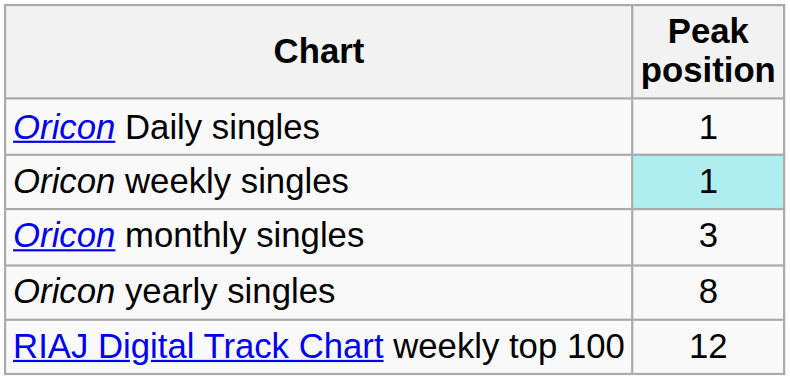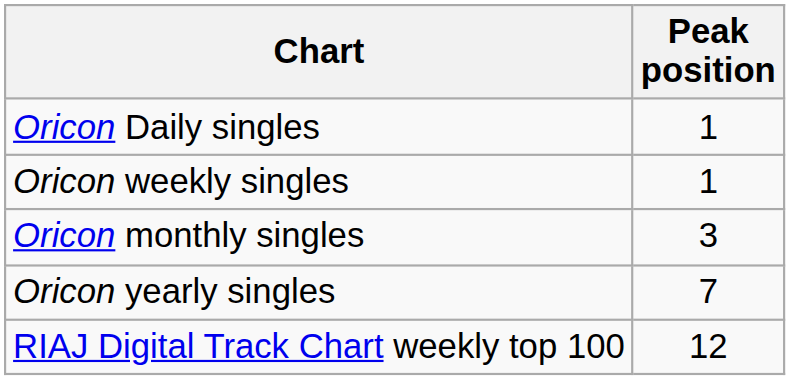(708, 181) paleturquoise background -> (708, 181) no background
(708, 291) 8 -> (708, 291) 7
